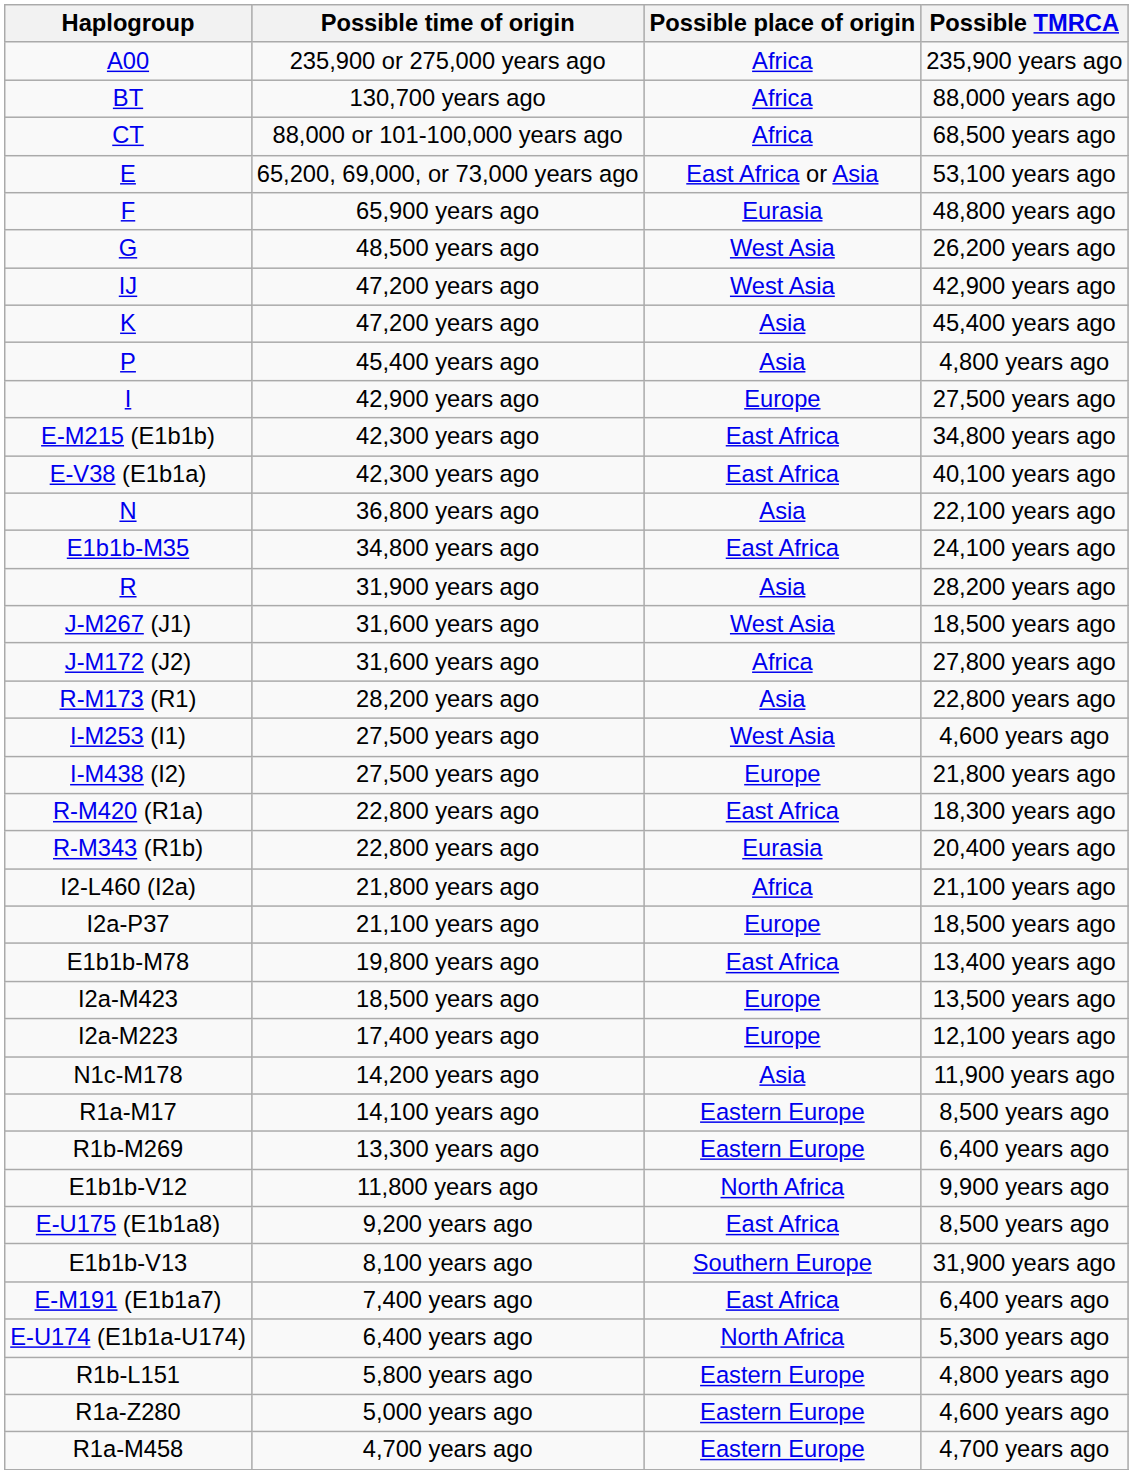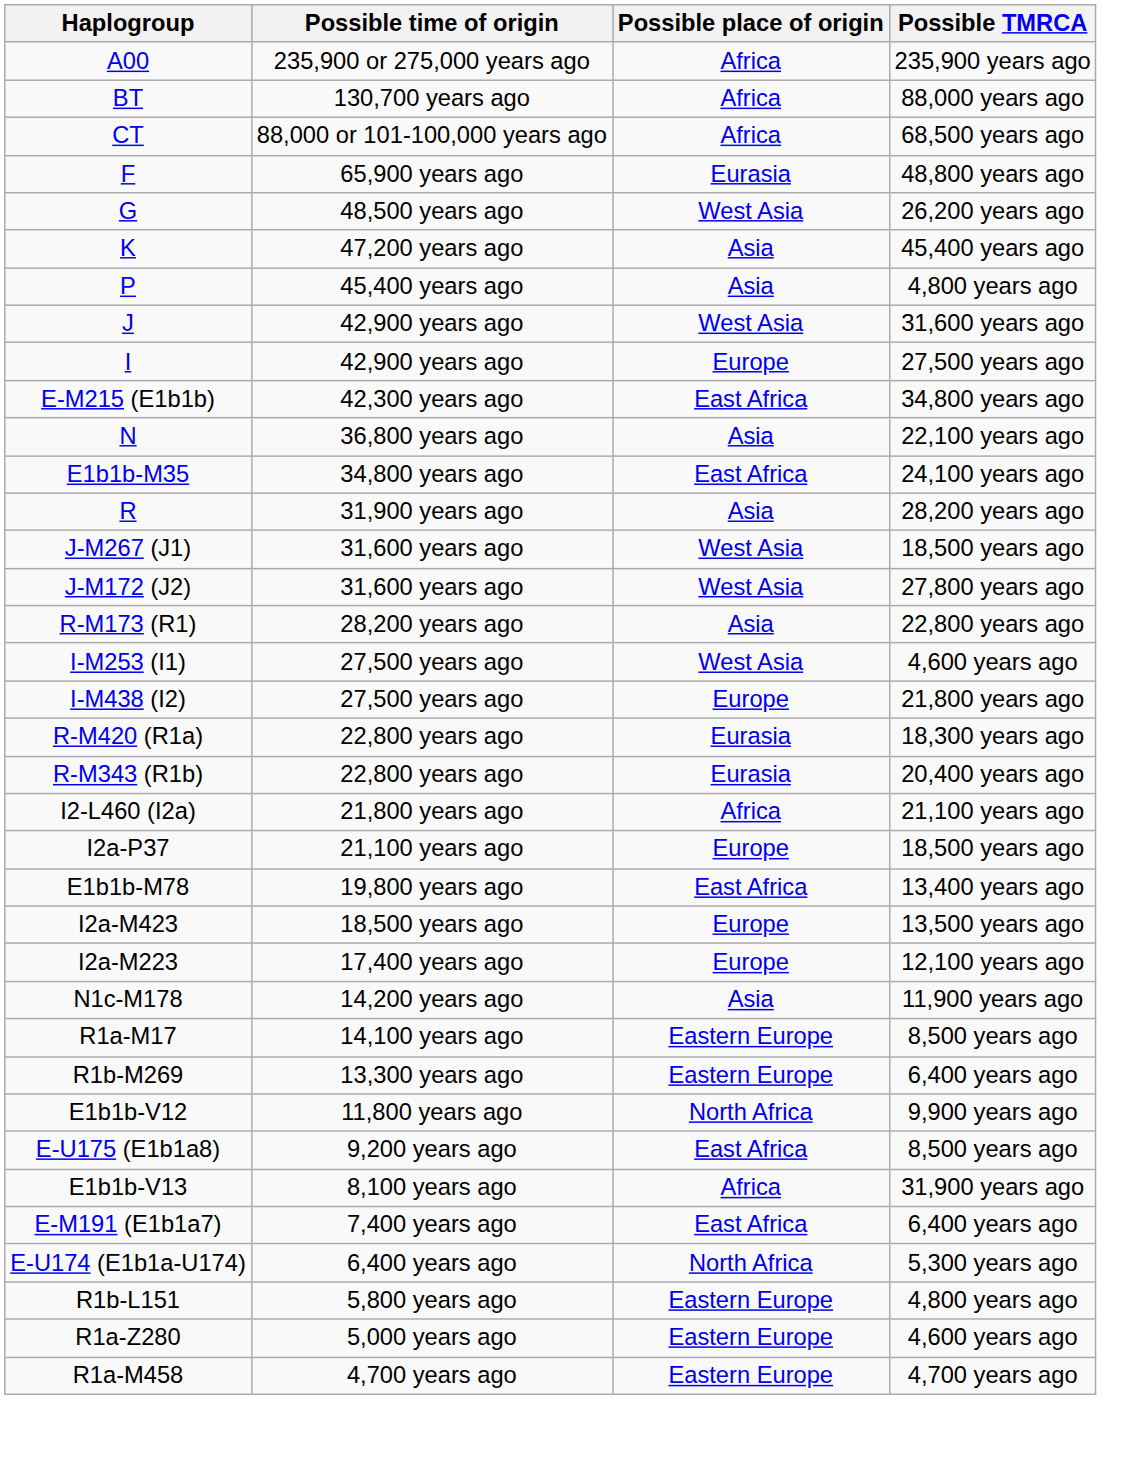- row: (128, 173)
- row: (128, 286)
+ row: (128, 323)
- row: (128, 473)
(782, 661) Africa -> (751, 586) West Asia
(782, 811) East Africa -> (751, 736) Eurasia
(782, 1262) Southern Europe -> (751, 1187) Africa
